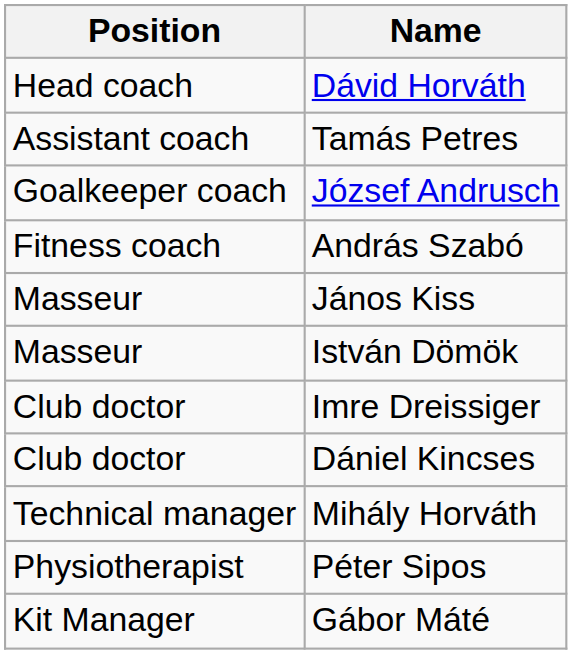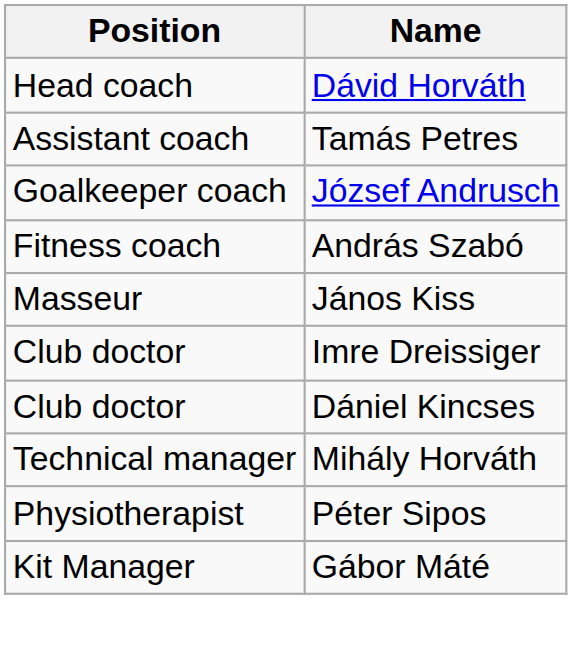- row: (415, 352)
